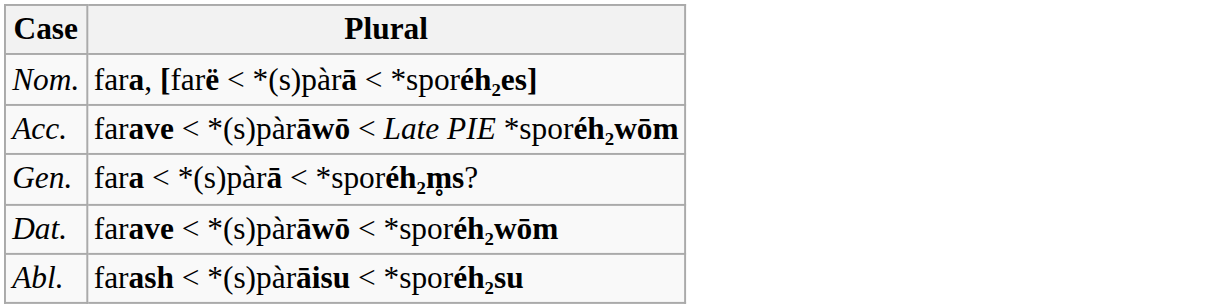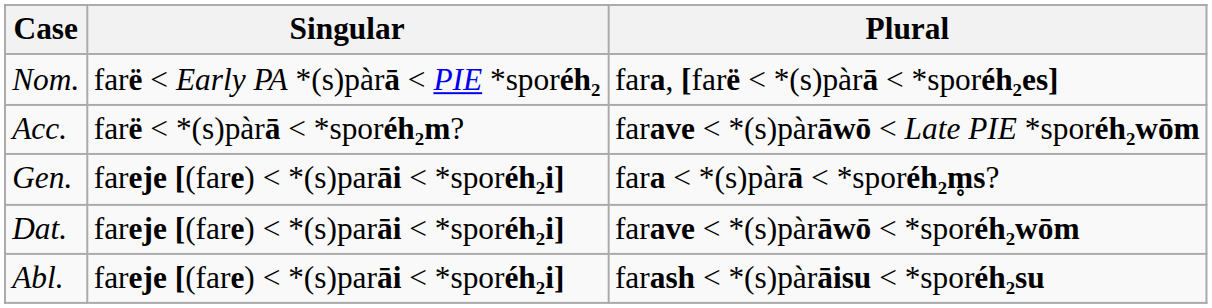+ column: (347, 29)
